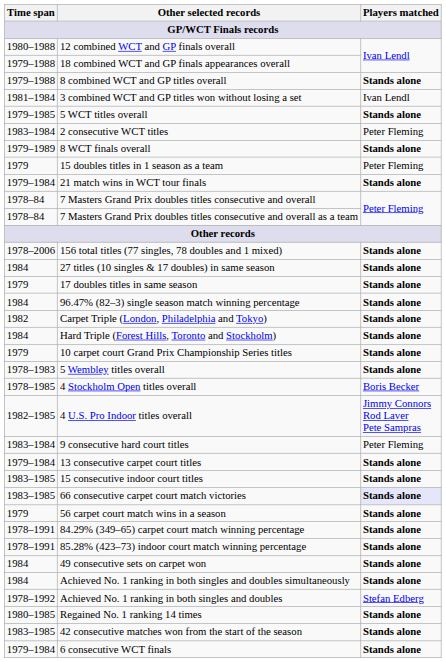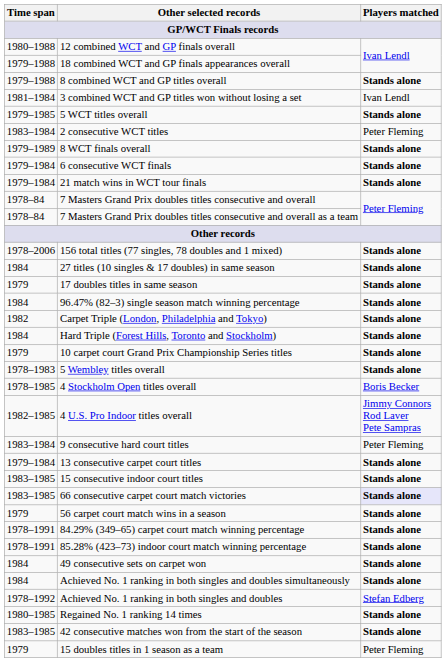rows swapped: (116, 649) <-> (142, 166)
